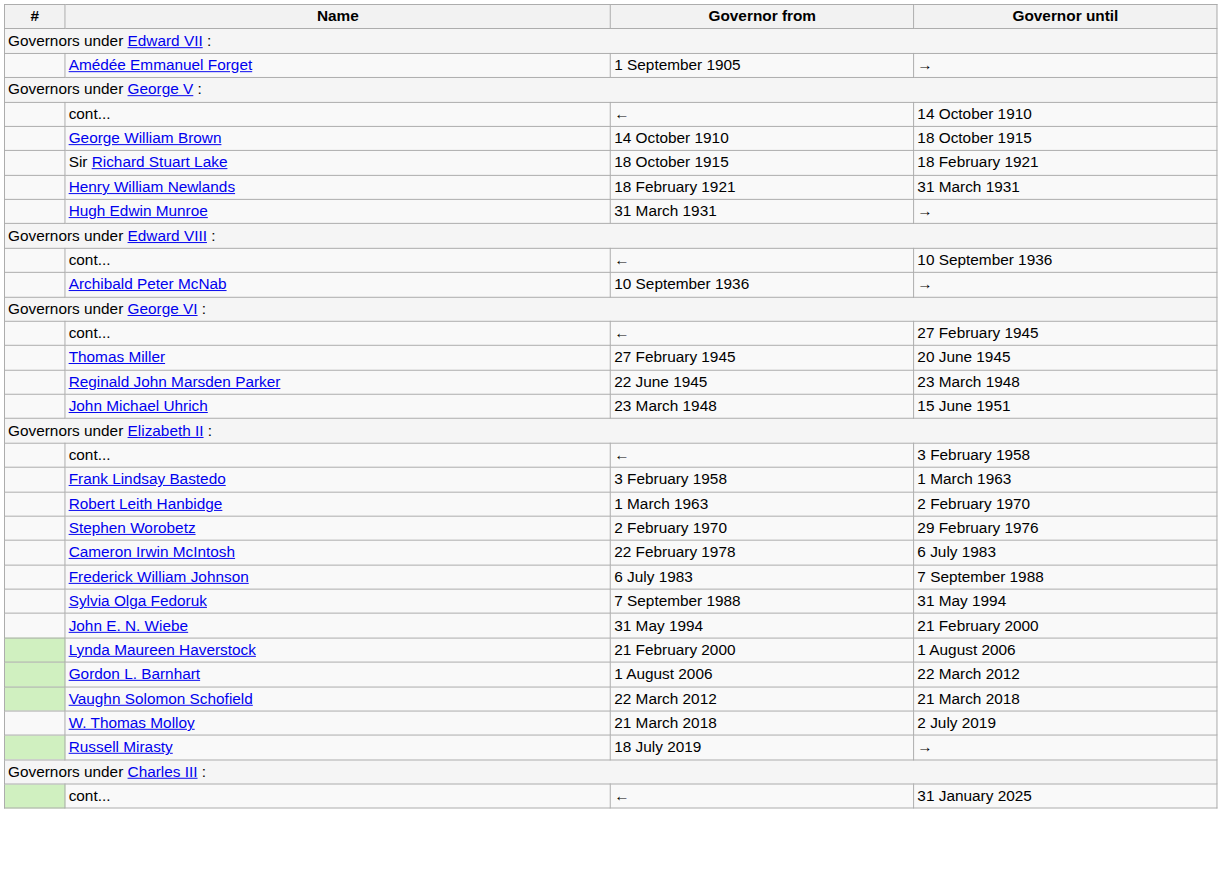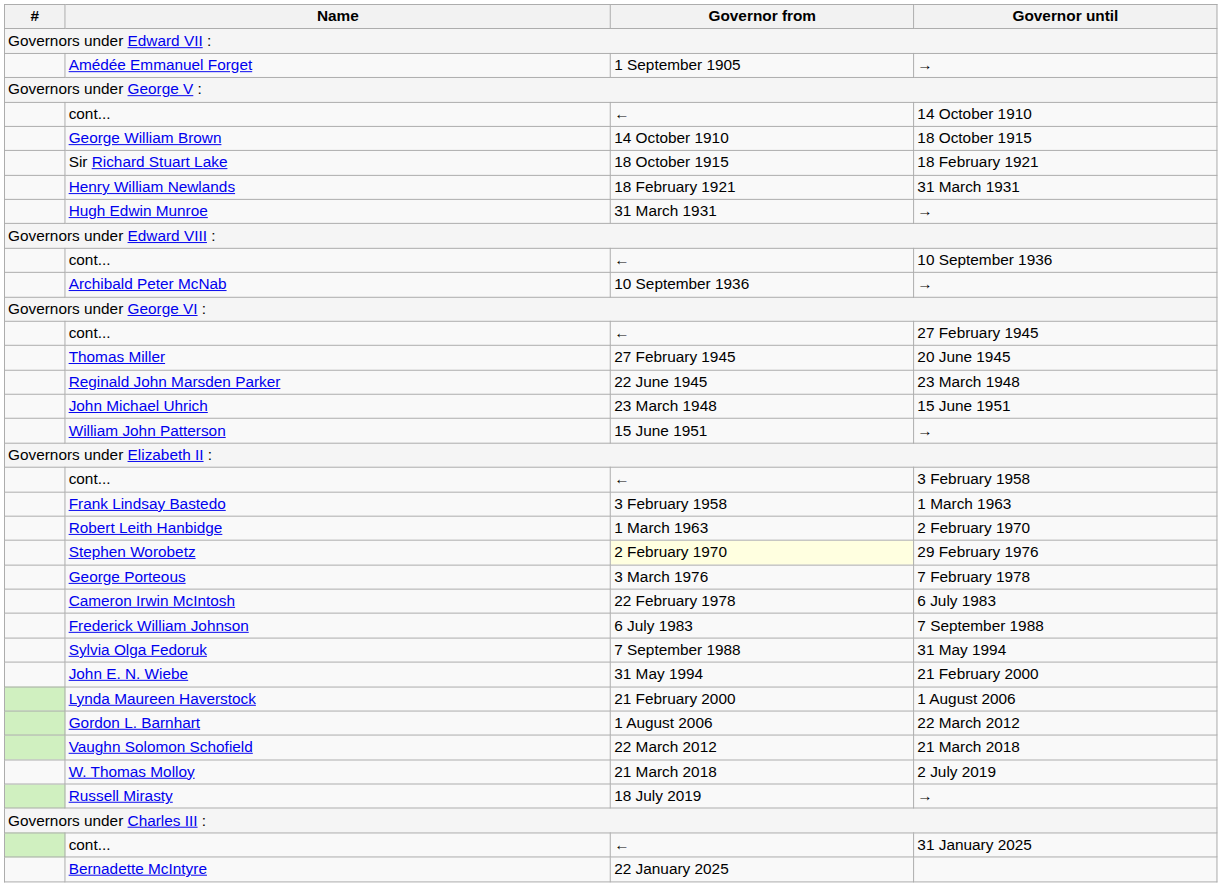+ row: (147, 430)
(671, 528) no background -> (671, 552) lightyellow background
+ row: (127, 576)
+ row: (138, 869)
